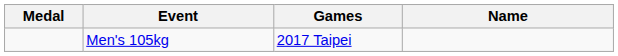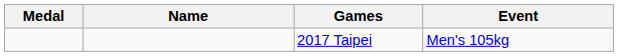columns swapped: (508, 17) <-> (178, 17)
